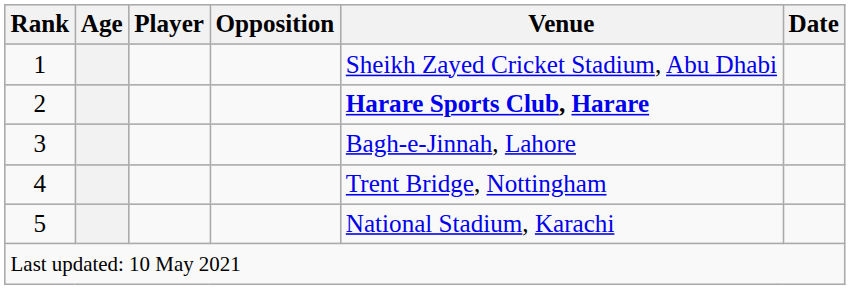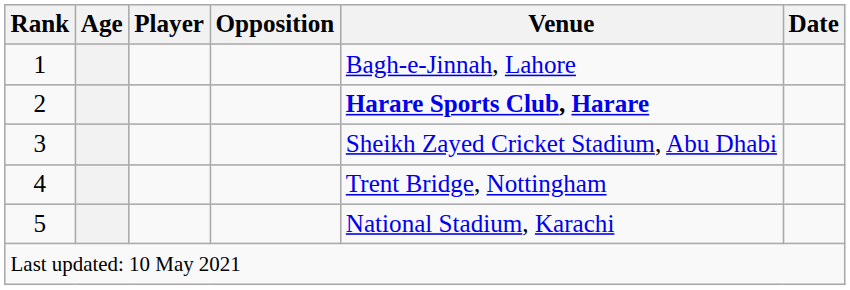(561, 64) Sheikh Zayed Cricket Stadium, Abu Dhabi -> (461, 64) Bagh-e-Jinnah, Lahore
(461, 143) Bagh-e-Jinnah, Lahore -> (561, 143) Sheikh Zayed Cricket Stadium, Abu Dhabi
